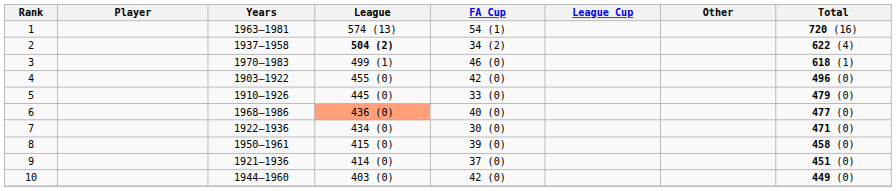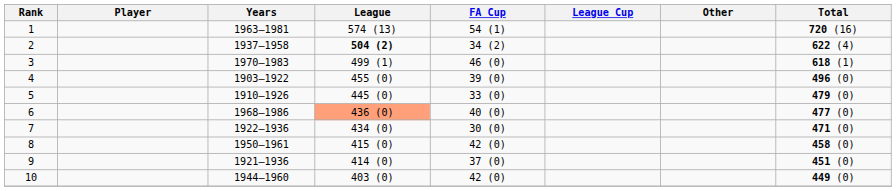(488, 79) 42 (0) -> (488, 79) 39 (0)
(488, 145) 39 (0) -> (488, 145) 42 (0)
